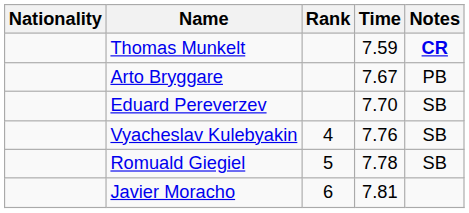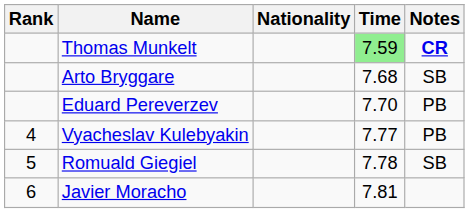columns swapped: (328, 18) <-> (55, 18)
(380, 47) no background -> (380, 47) lightgreen background
(380, 76) 7.67 -> (380, 76) 7.68
(435, 76) PB -> (435, 76) SB
(435, 105) SB -> (435, 105) PB
(380, 134) 7.76 -> (380, 134) 7.77
(435, 134) SB -> (435, 134) PB
